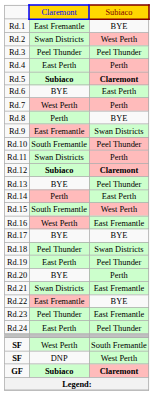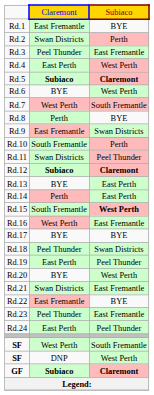(119, 39) West Perth -> (119, 39) Perth
(119, 52) Peel Thunder -> (119, 52) East Fremantle
(119, 65) Perth -> (119, 65) West Perth
(119, 91) East Perth -> (119, 91) West Perth
(119, 105) Perth -> (119, 105) South Fremantle
(119, 144) Peel Thunder -> (119, 144) Perth
(119, 157) Perth -> (119, 157) Peel Thunder
(119, 183) Peel Thunder -> (119, 183) East Perth
(119, 209) normal -> (119, 209) bold
(119, 275) Perth -> (119, 275) West Perth
